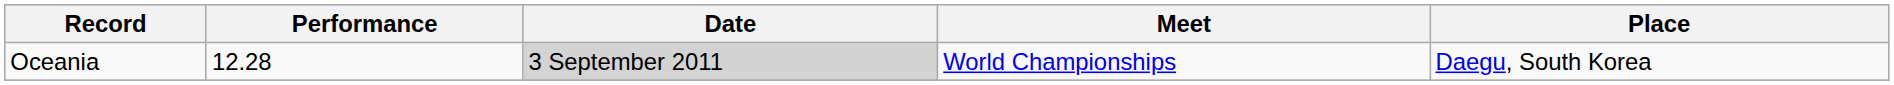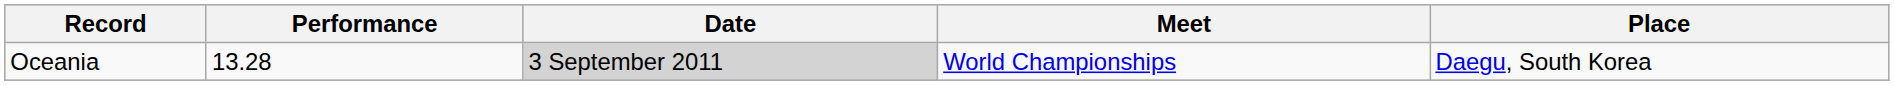(242, 62) 12.28 -> (242, 62) 13.28
